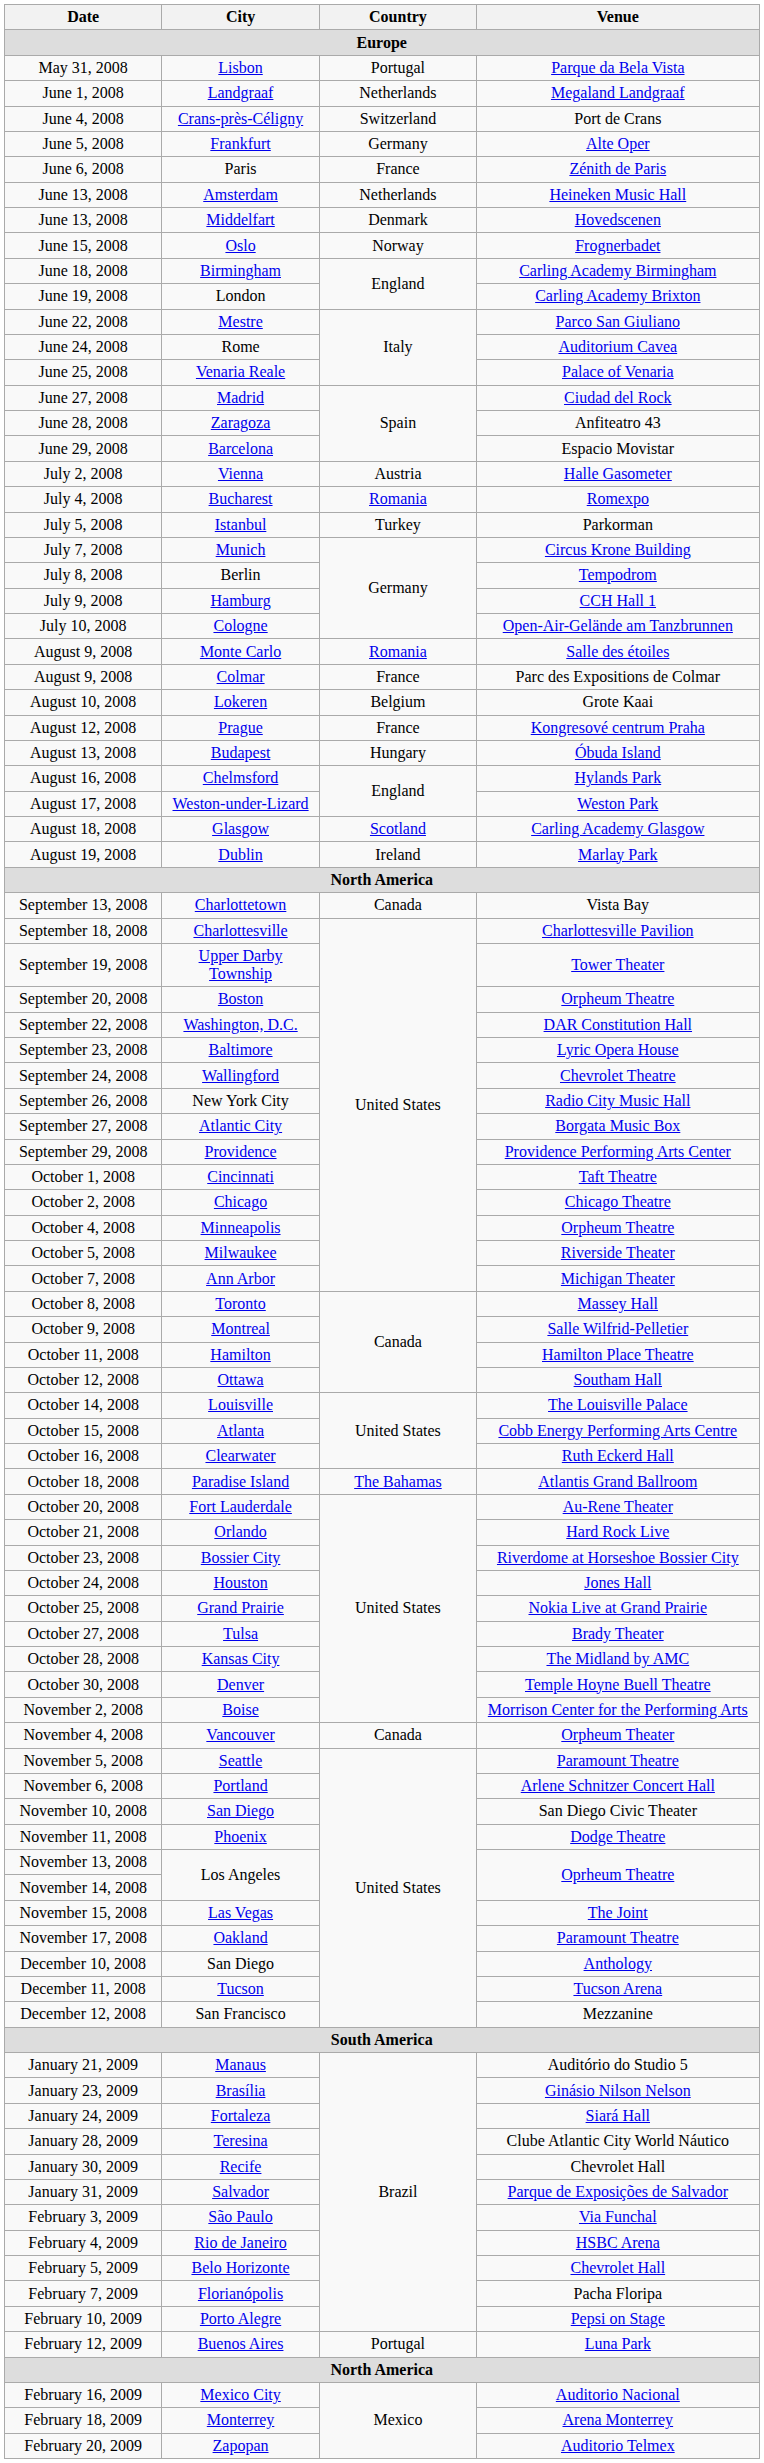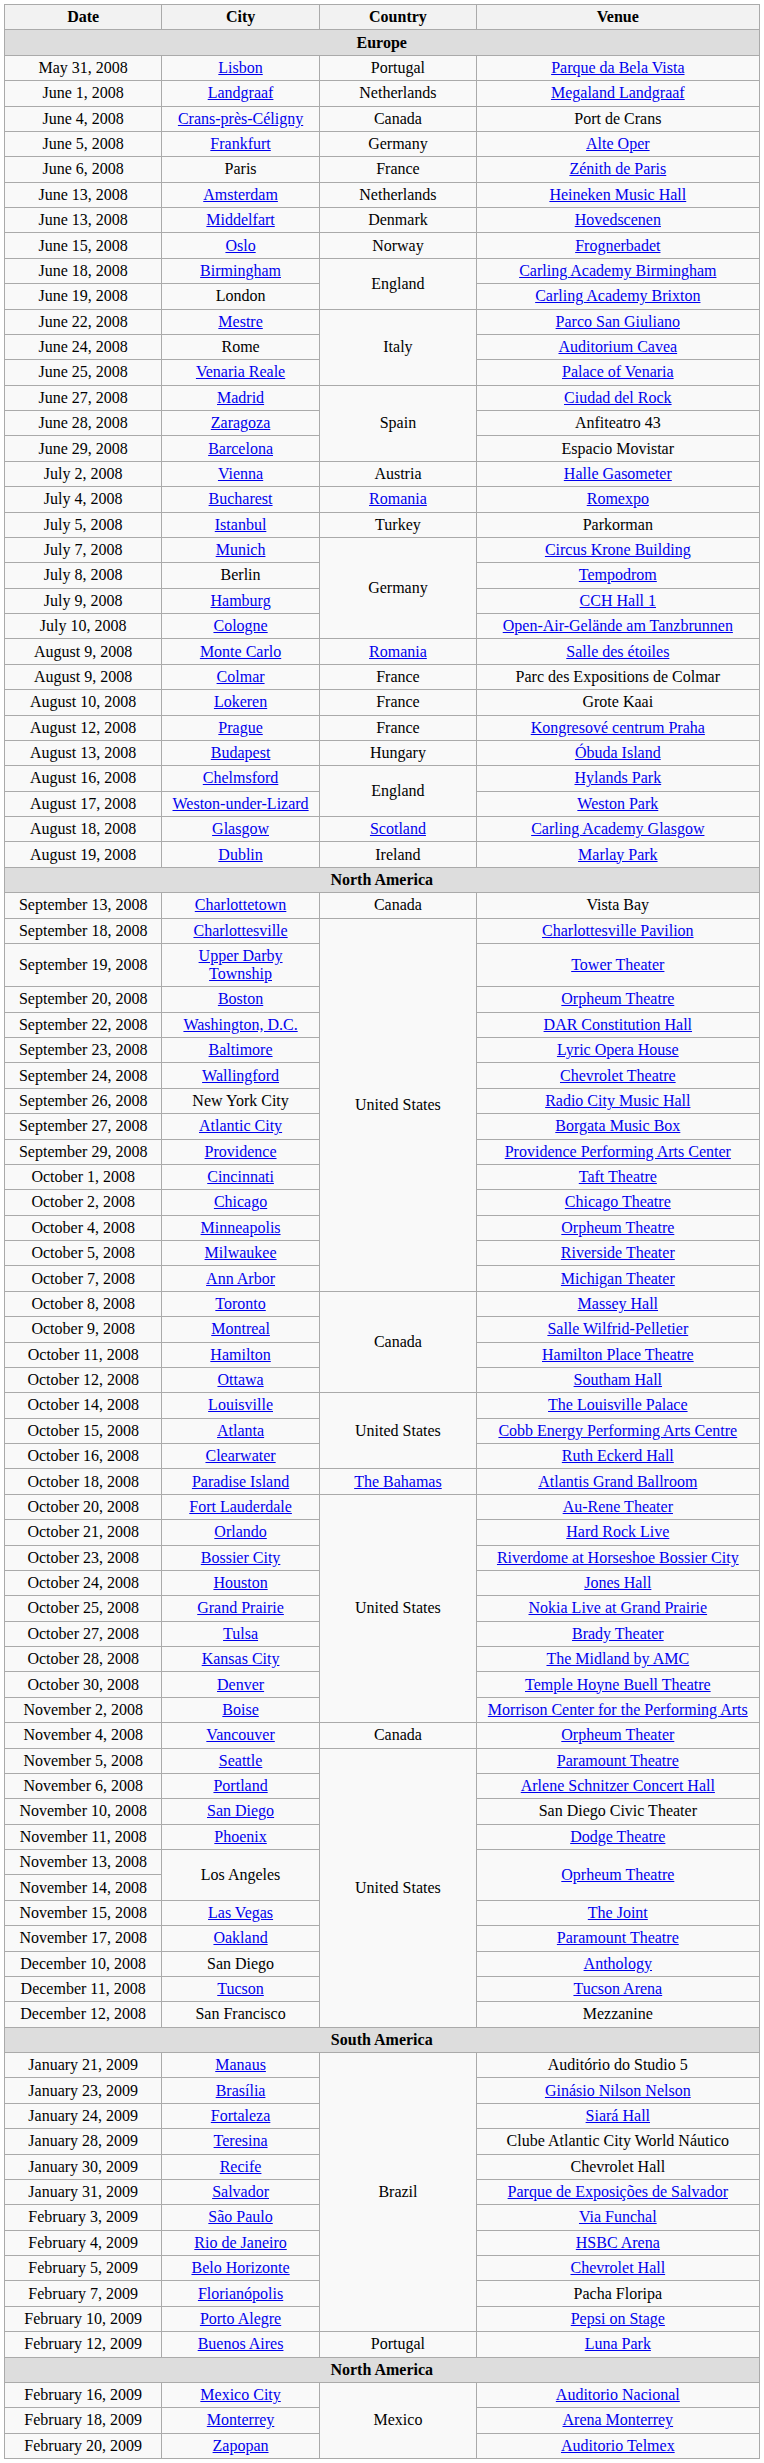(398, 118) Switzerland -> (398, 118) Canada
(398, 702) Belgium -> (398, 702) France
